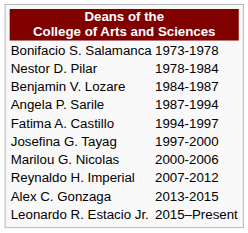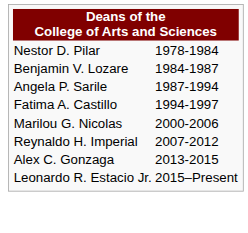- row: (81, 50)
- row: (64, 142)
